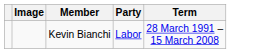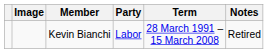+ column: (244, 12)
